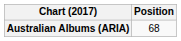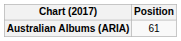(154, 28) 68 -> (154, 28) 61
